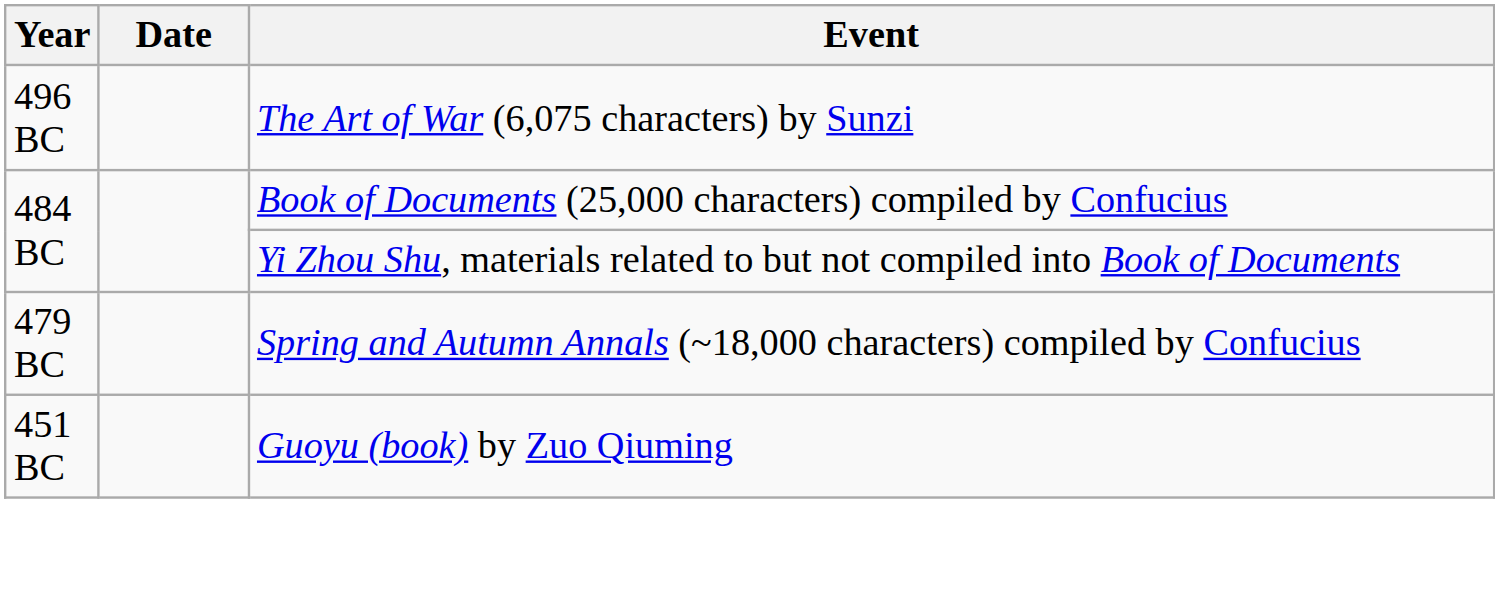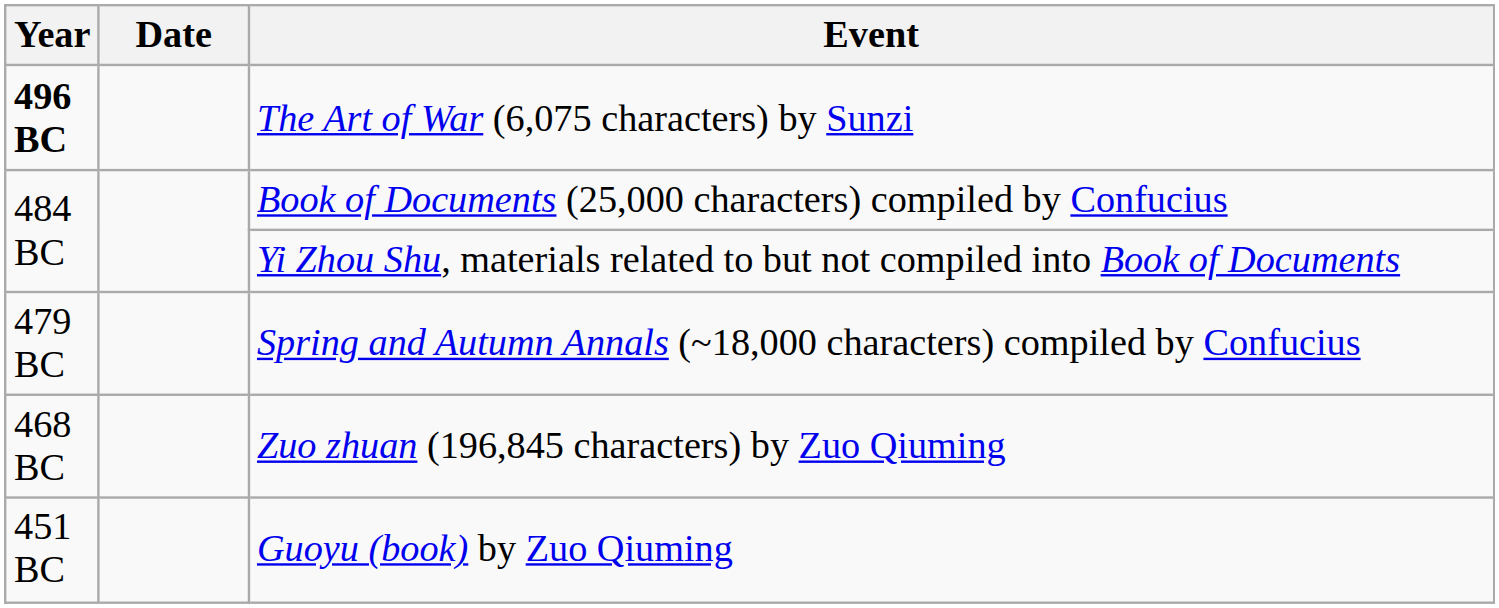(43, 116) normal -> (43, 116) bold
+ row: (631, 445)
